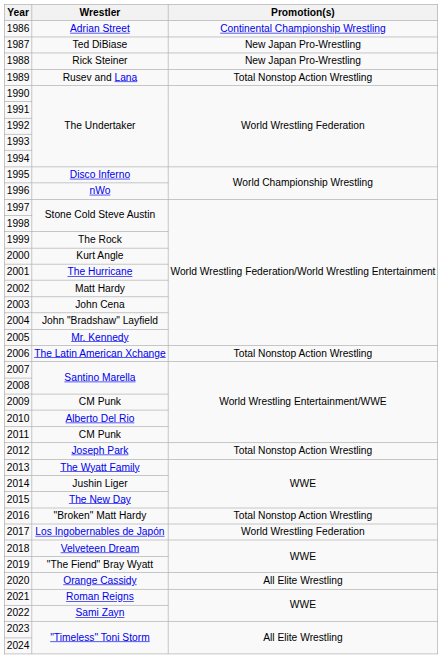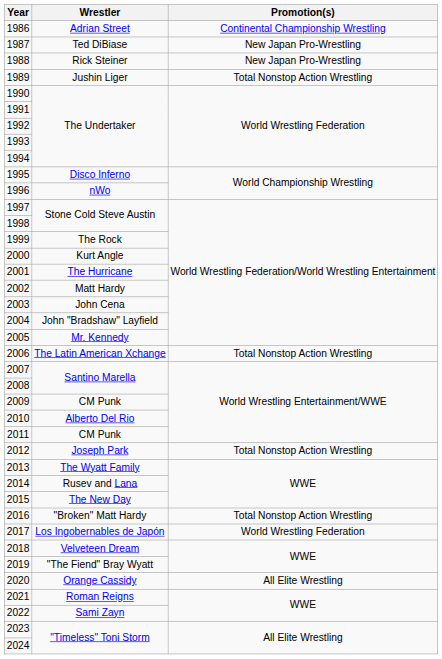(100, 77) Rusev and Lana -> (100, 77) Jushin Liger
(100, 483) Jushin Liger -> (100, 483) Rusev and Lana
